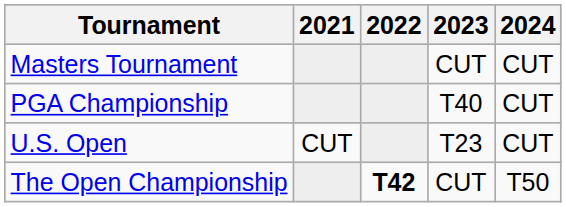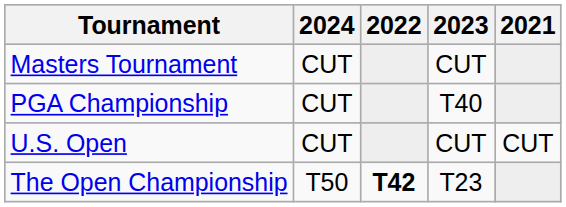columns swapped: (327, 25) <-> (528, 25)
(461, 143) T23 -> (461, 143) CUT
(461, 183) CUT -> (461, 183) T23
